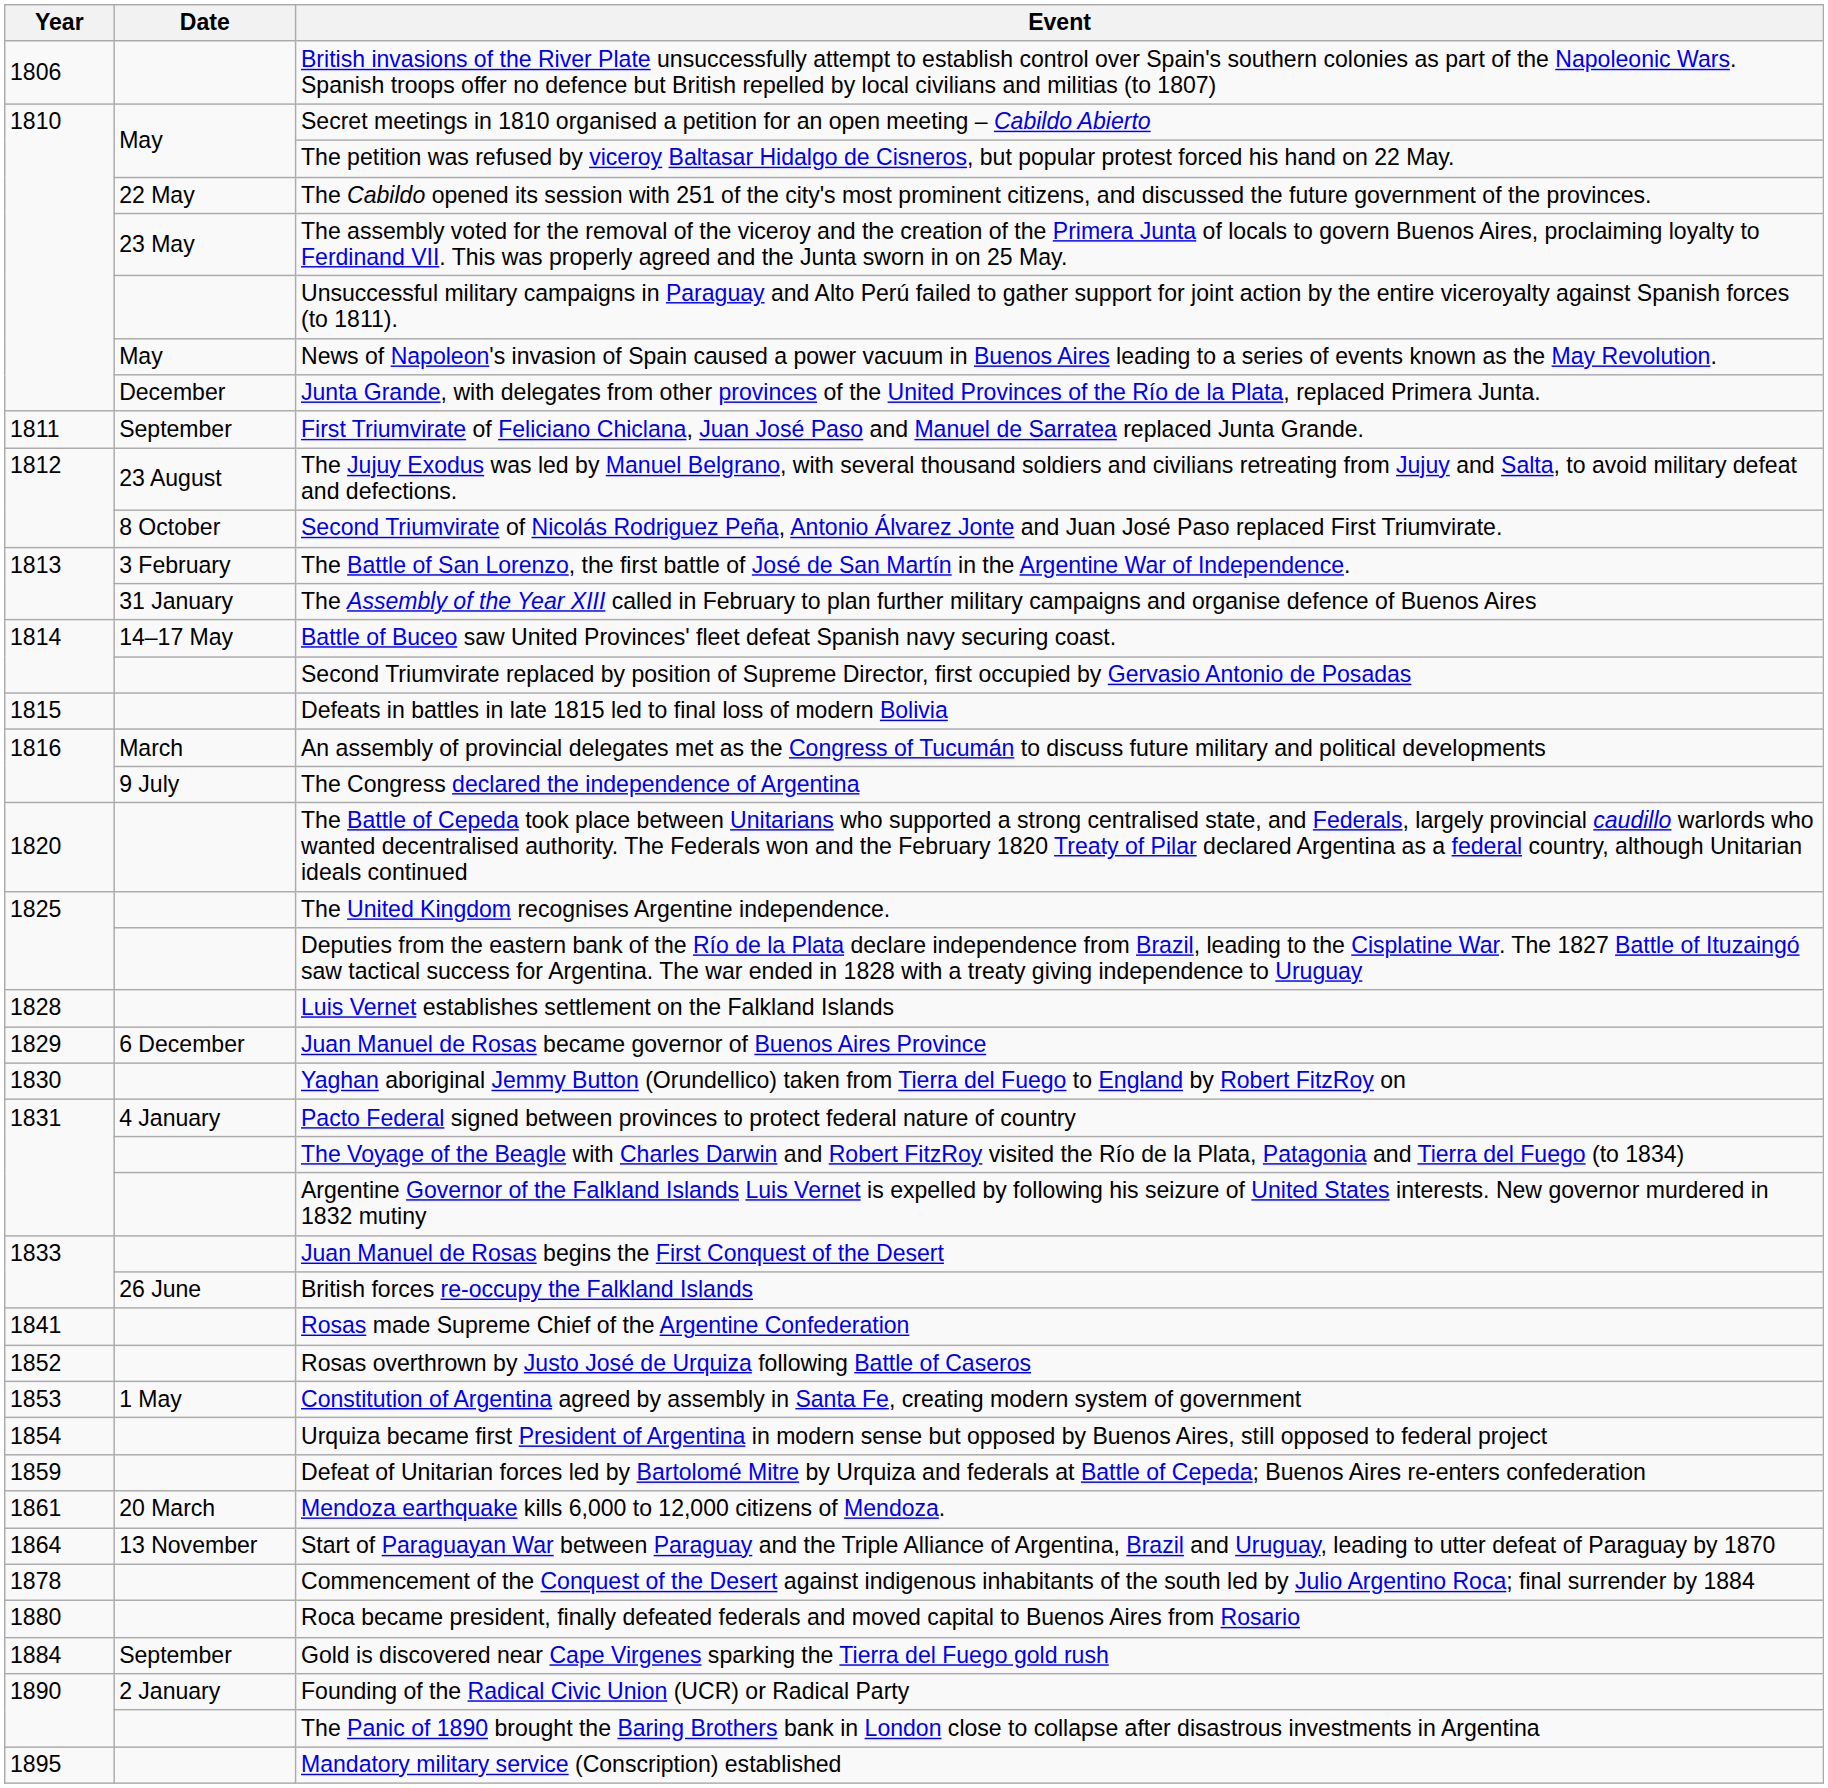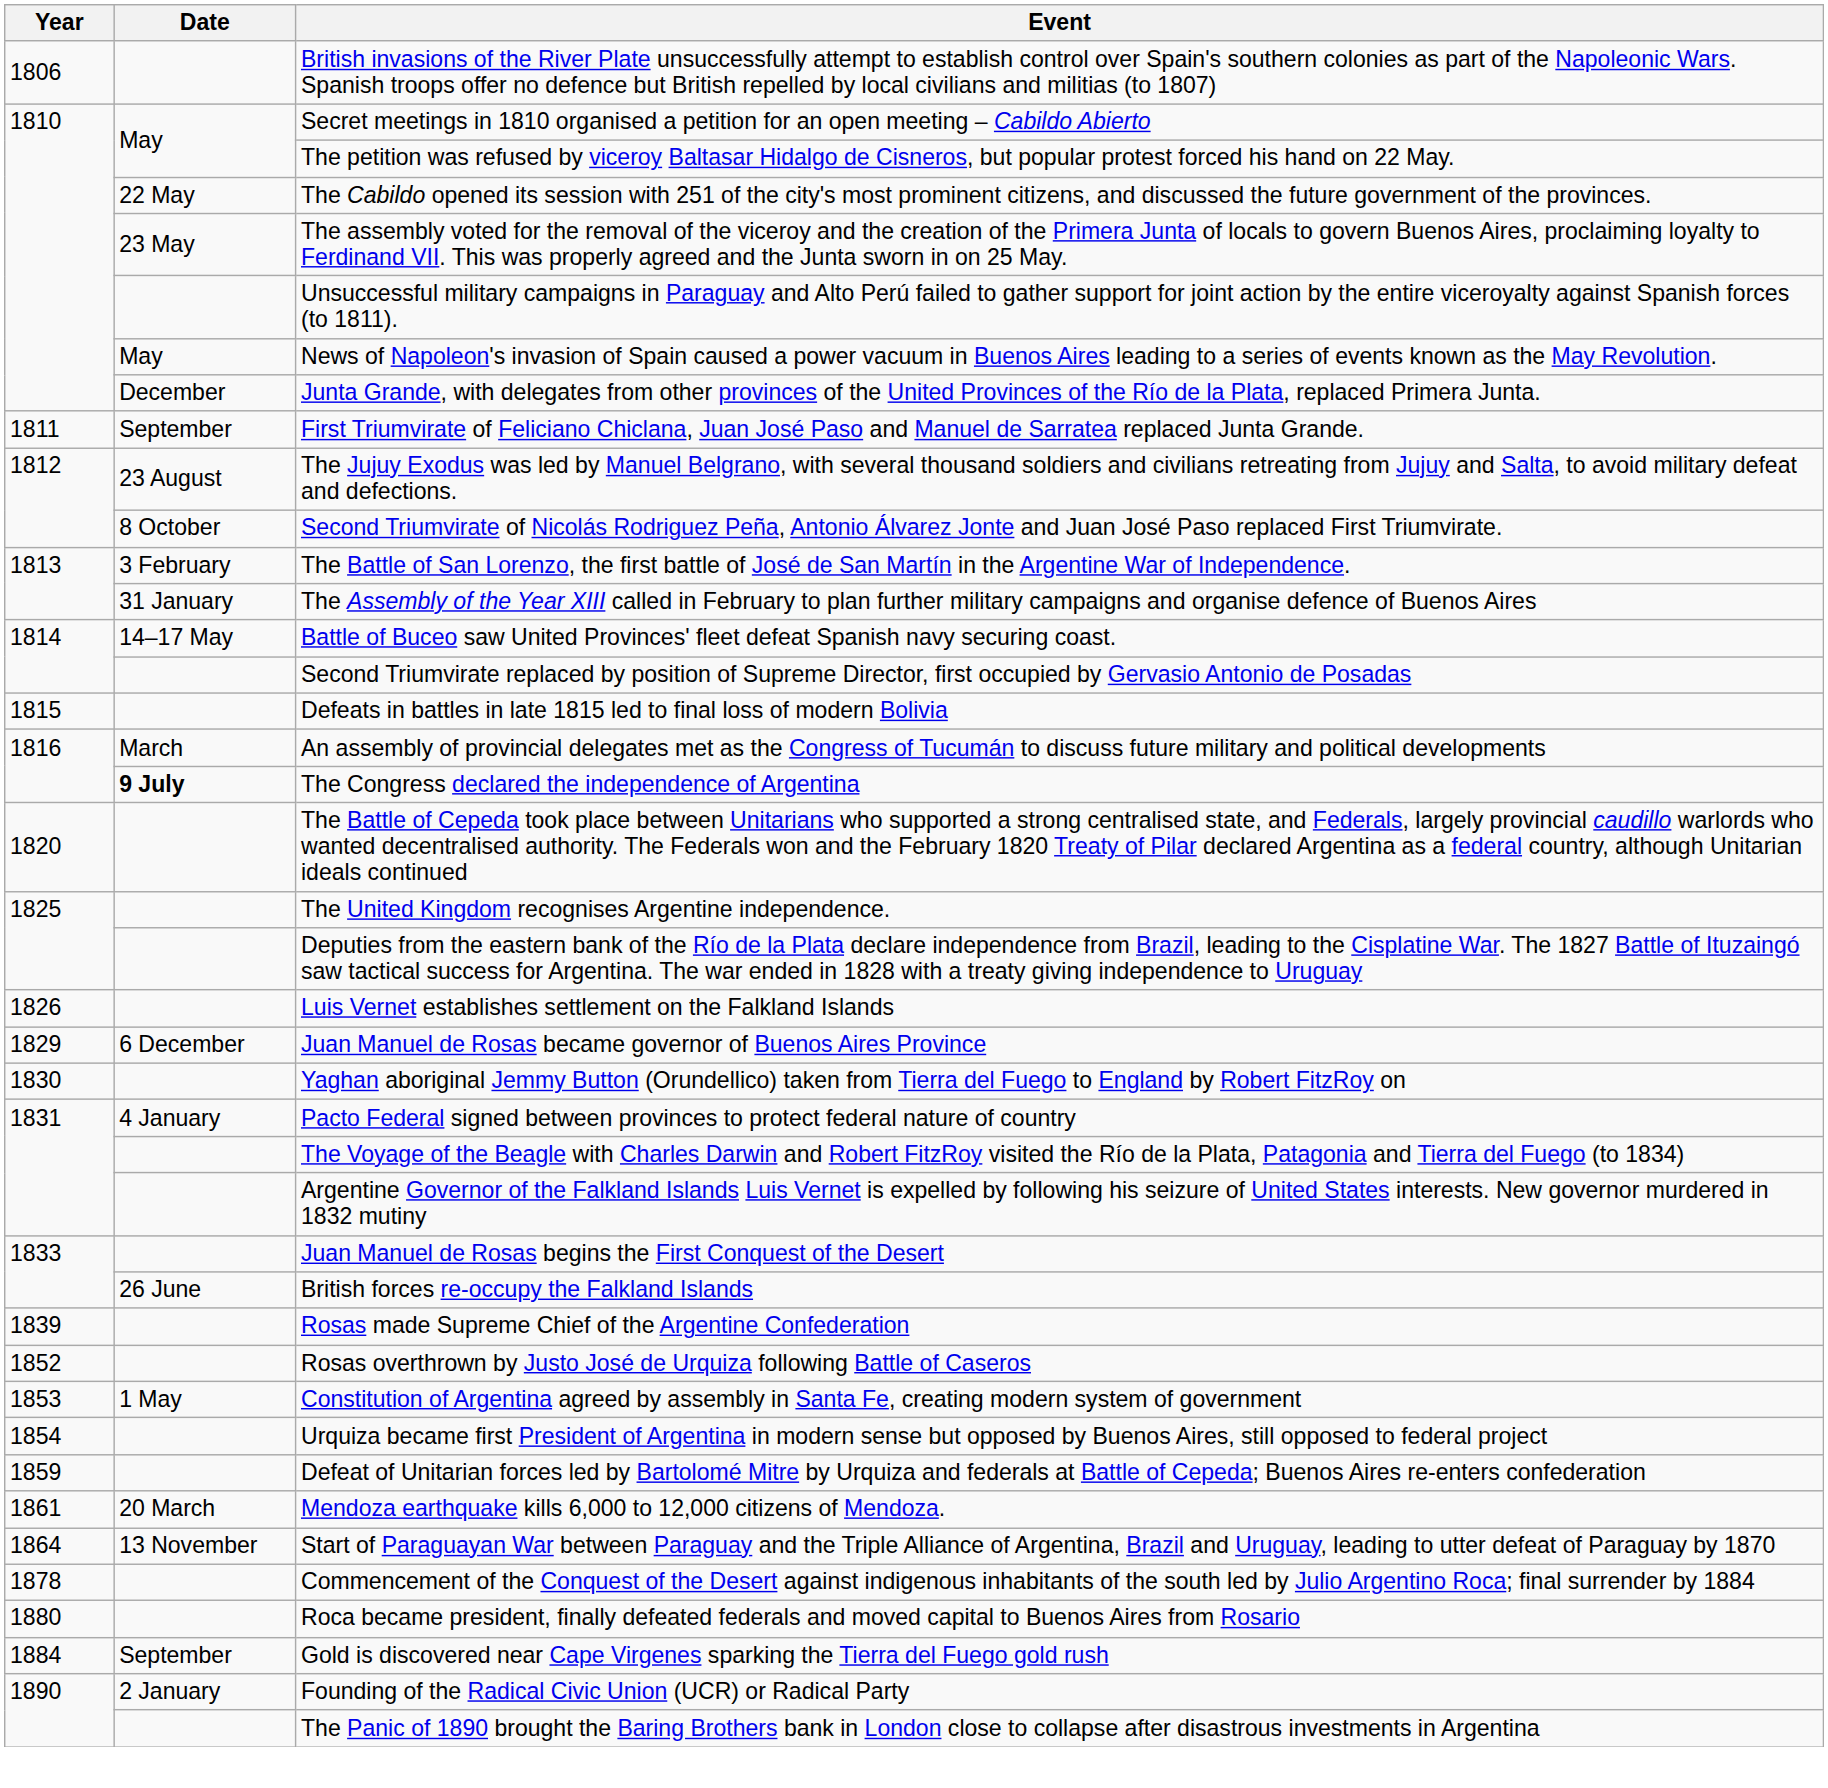(149, 784) normal -> (152, 784) bold
(36, 1008) 1828 -> (36, 1008) 1826
(36, 1326) 1841 -> (36, 1326) 1839
- row: (571, 1764)
